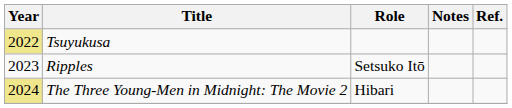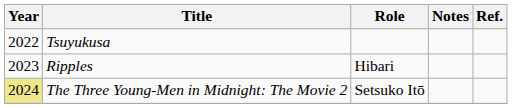(24, 41) khaki background -> (24, 41) no background
(390, 66) Setsuko Itō -> (374, 66) Hibari
(374, 90) Hibari -> (390, 90) Setsuko Itō
